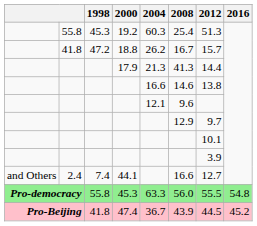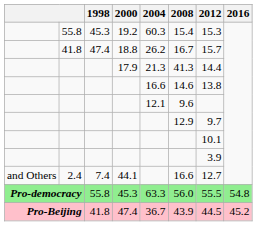(184, 31) 25.4 -> (184, 31) 15.4
(211, 31) 51.3 -> (211, 31) 15.3
(100, 49) 47.2 -> (100, 49) 47.4
